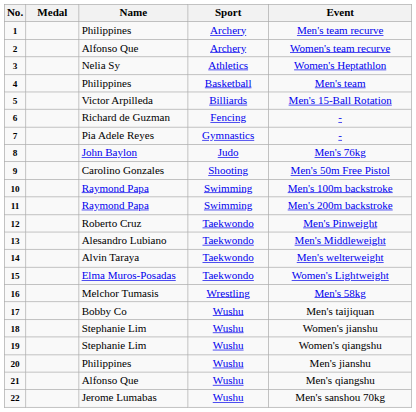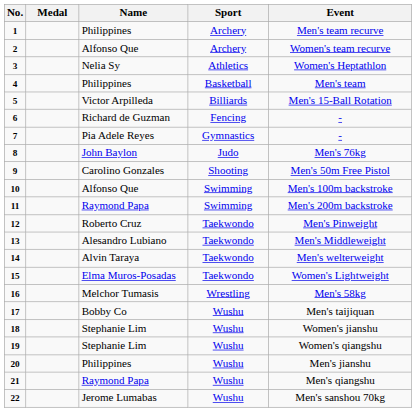(115, 188) Raymond Papa -> (110, 188) Alfonso Que
(110, 380) Alfonso Que -> (115, 380) Raymond Papa
